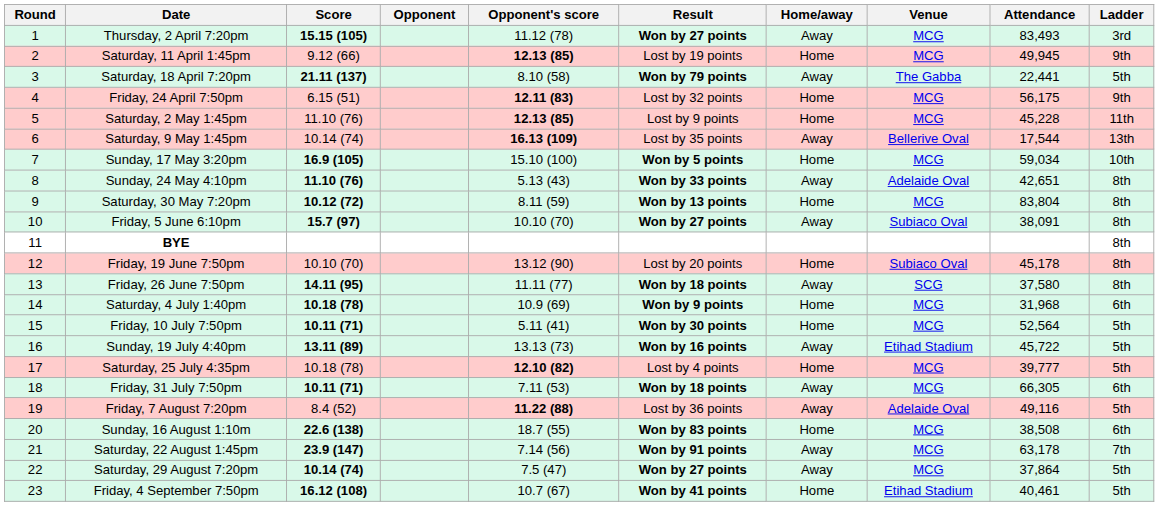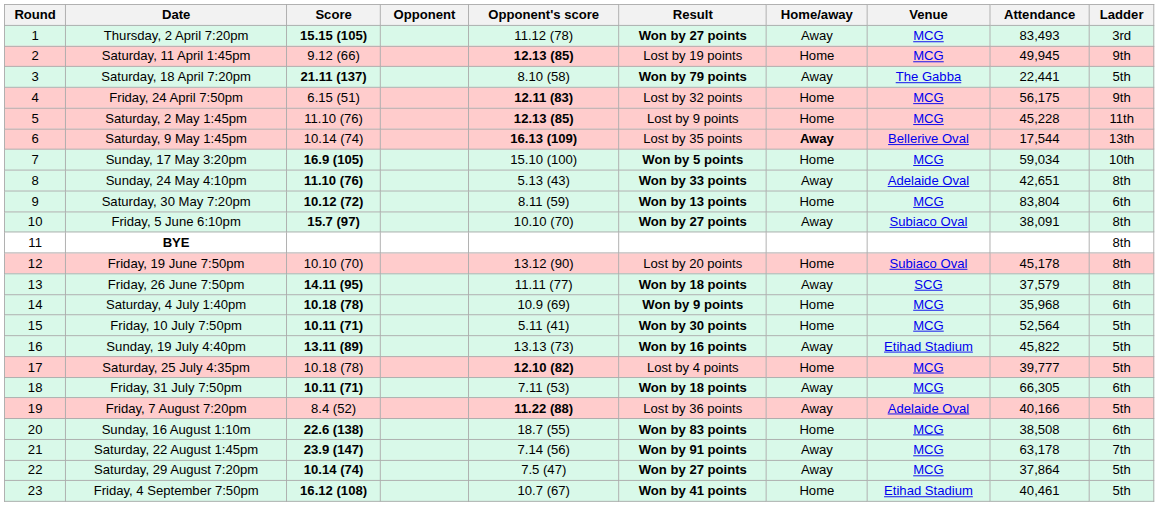(817, 139) normal -> (817, 139) bold
(1122, 202) 8th -> (1122, 202) 6th
(1040, 284) 37,580 -> (1040, 284) 37,579
(1040, 305) 31,968 -> (1040, 305) 35,968
(1040, 346) 45,722 -> (1040, 346) 45,822
(1040, 409) 49,116 -> (1040, 409) 40,166
